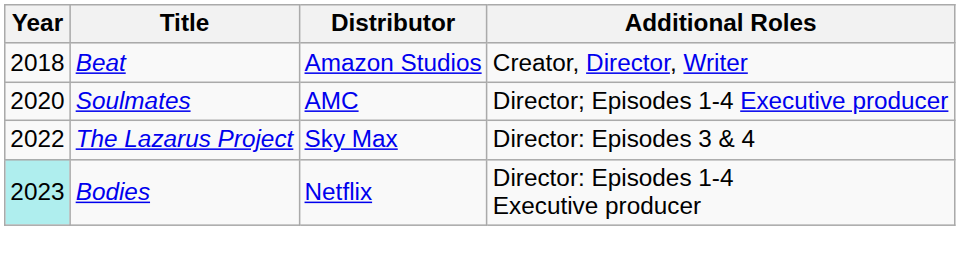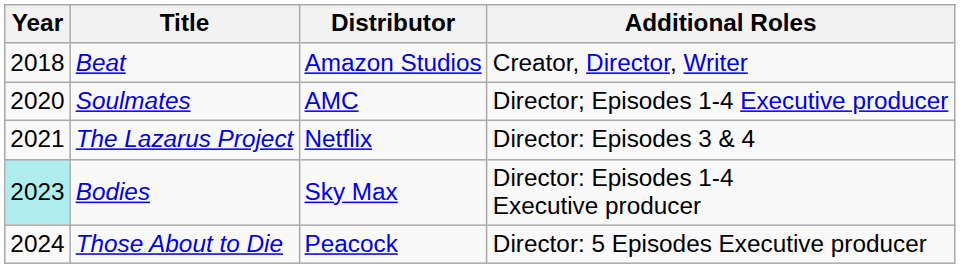(37, 139) 2022 -> (37, 139) 2021
(351, 139) Sky Max -> (338, 139) Netflix
(338, 191) Netflix -> (351, 191) Sky Max
+ row: (179, 243)
